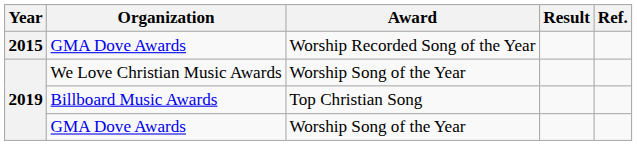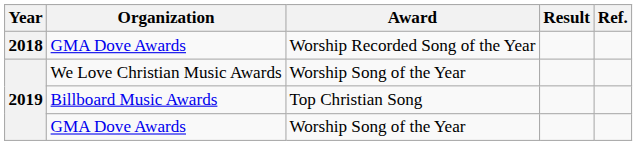(26, 45) 2015 -> (26, 45) 2018
